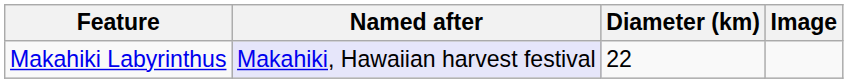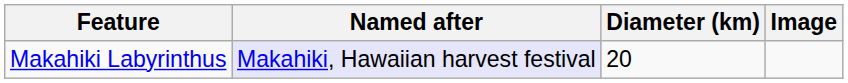(619, 59) 22 -> (619, 59) 20
